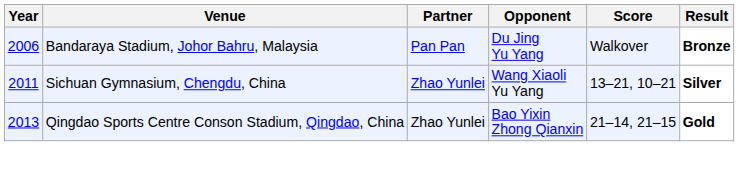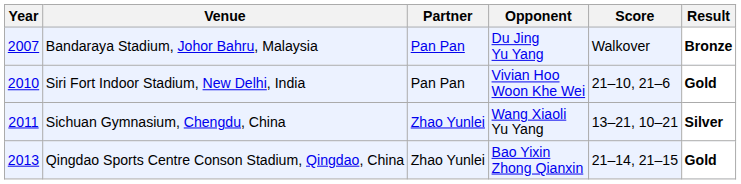(23, 46) 2006 -> (23, 46) 2007
+ row: (176, 84)
